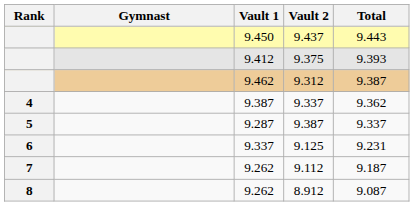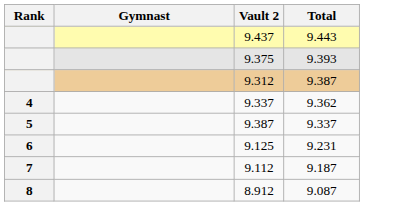- column: (259, 15)
